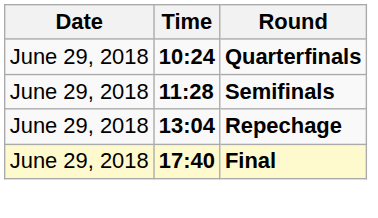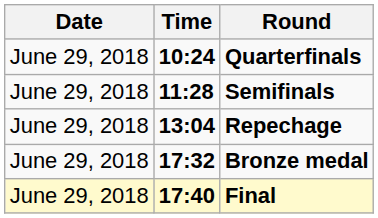+ row: (297, 160)
